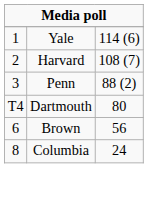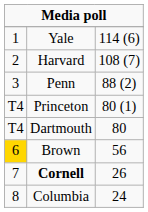+ row: (61, 106)
(16, 128) no background -> (16, 151) gold background
+ row: (61, 173)
